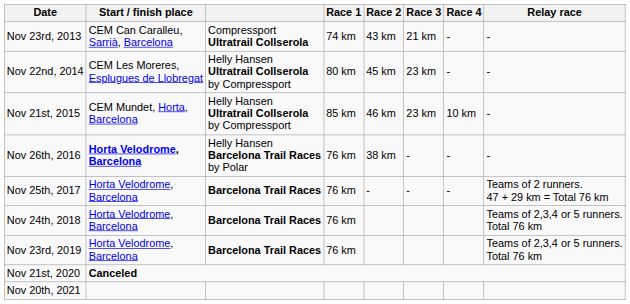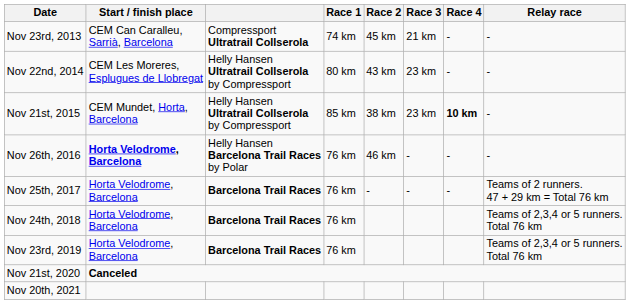(381, 36) 43 km -> (381, 36) 45 km
(381, 72) 45 km -> (381, 72) 43 km
(381, 113) 46 km -> (381, 113) 38 km
(461, 113) normal -> (462, 113) bold
(381, 155) 38 km -> (381, 155) 46 km
